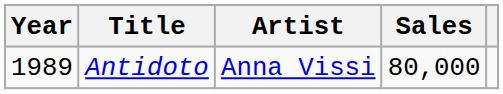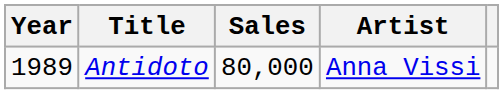columns swapped: (298, 26) <-> (434, 26)
